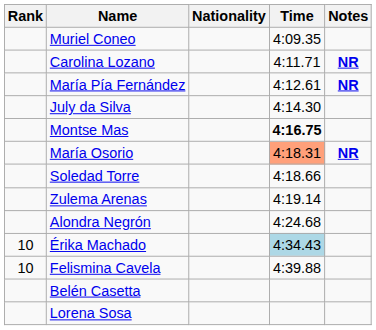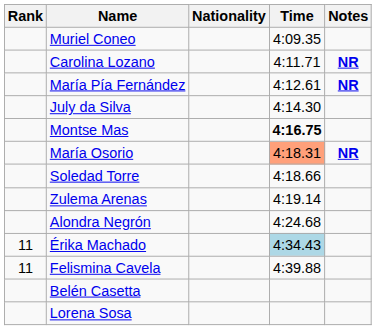(25, 245) 10 -> (25, 245) 11
(25, 268) 10 -> (25, 268) 11
